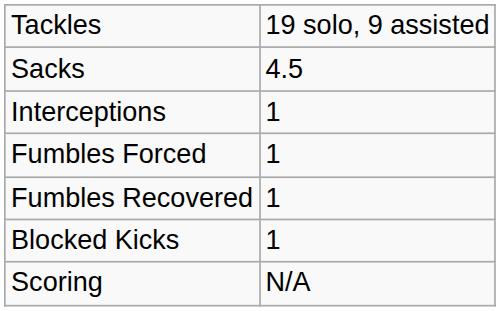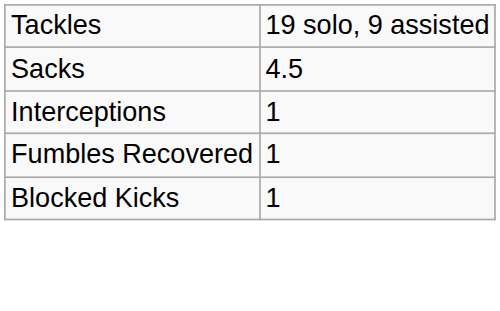- row: (109, 154)
- row: (57, 283)
